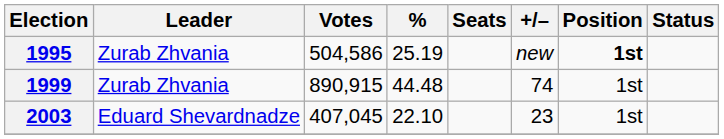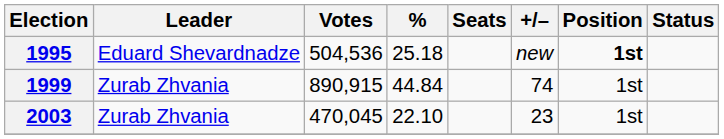(163, 52) Zurab Zhvania -> (199, 52) Eduard Shevardnadze
(346, 52) 504,586 -> (346, 52) 504,536
(418, 52) 25.19 -> (418, 52) 25.18
(418, 85) 44.48 -> (418, 85) 44.84
(199, 117) Eduard Shevardnadze -> (163, 117) Zurab Zhvania
(346, 117) 407,045 -> (346, 117) 470,045
